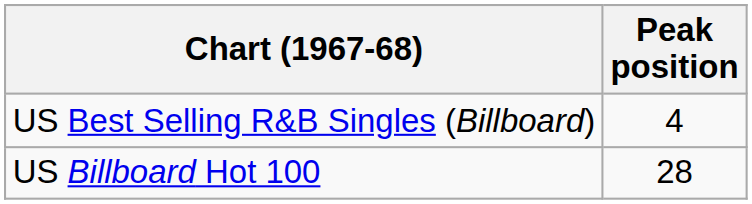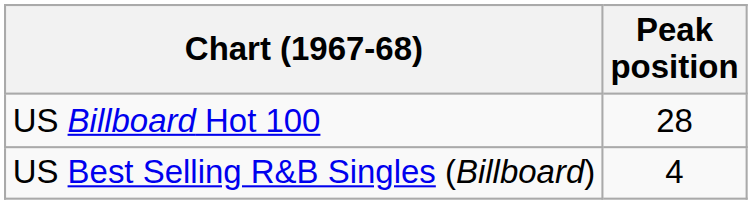rows swapped: (167, 172) <-> (304, 119)
